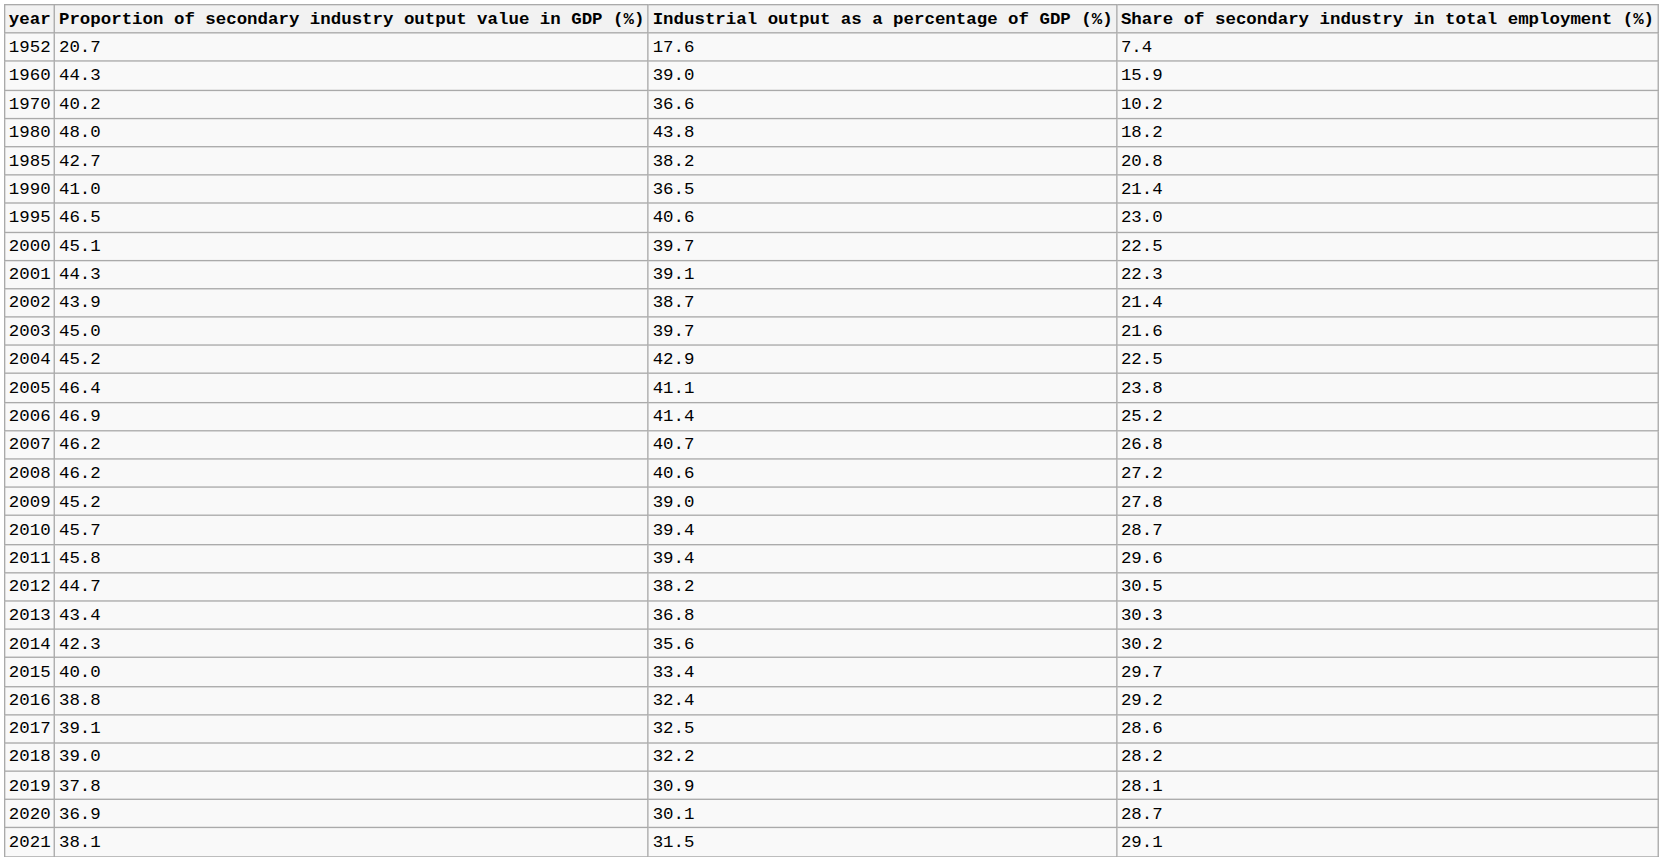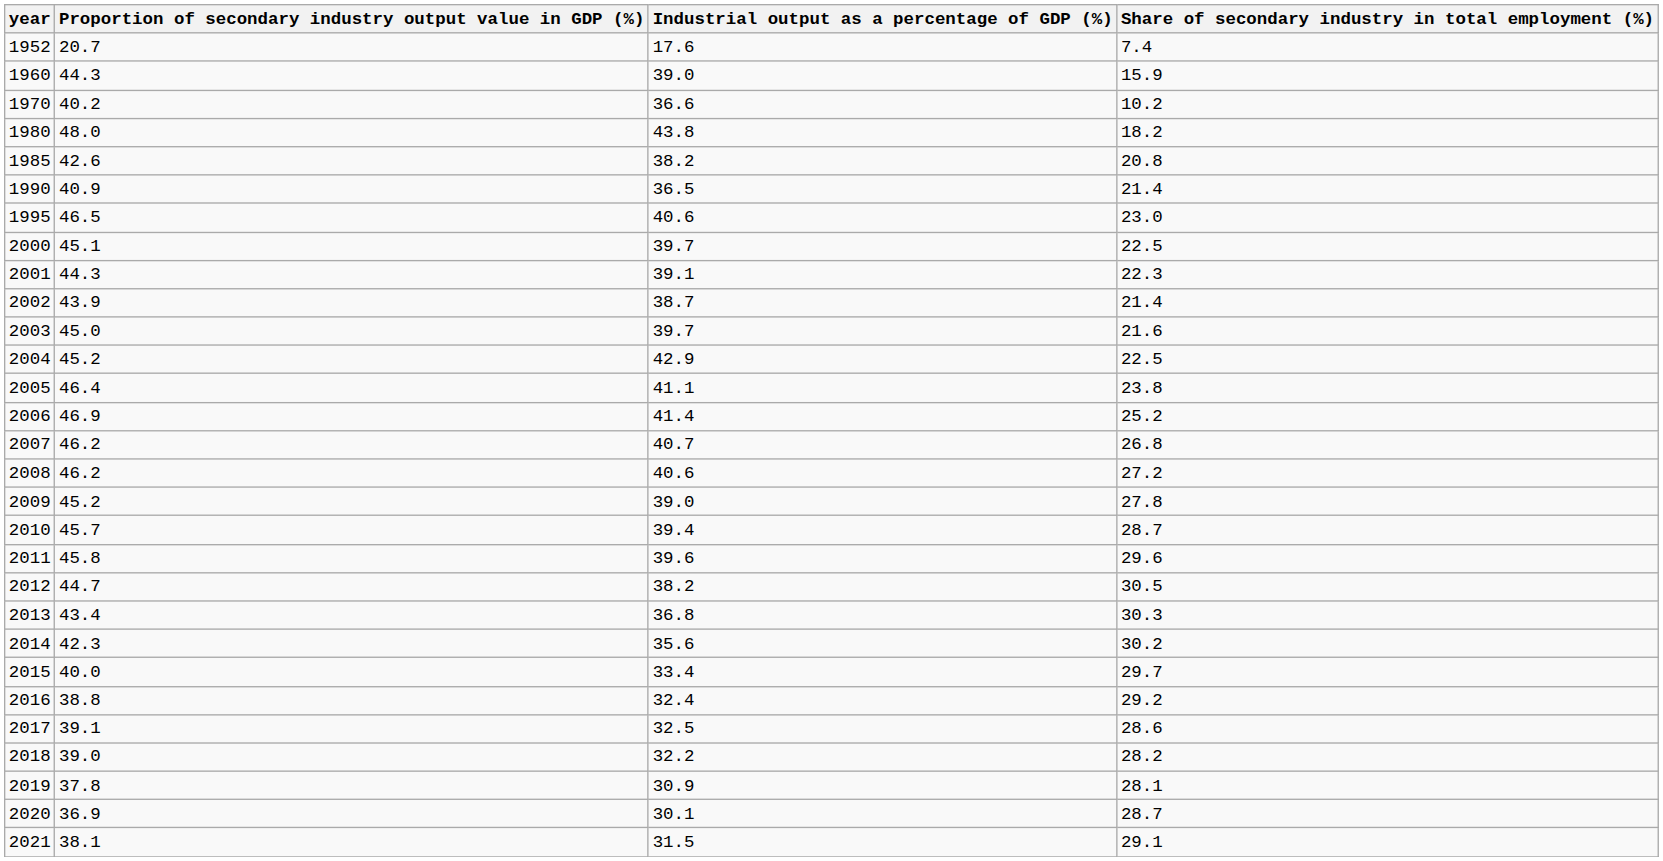(80, 161) 42.7 -> (80, 161) 42.6
(80, 189) 41.0 -> (80, 189) 40.9
(674, 558) 39.4 -> (674, 558) 39.6
